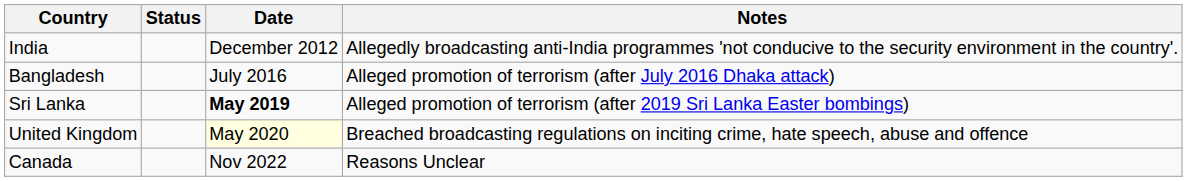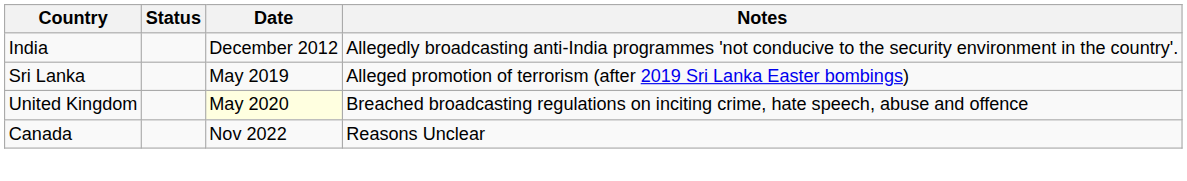- row: (56, 76)
(250, 104) bold -> (249, 76) normal
